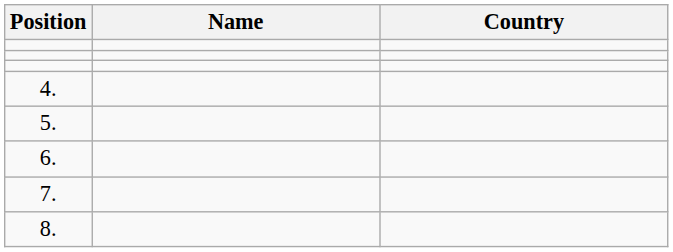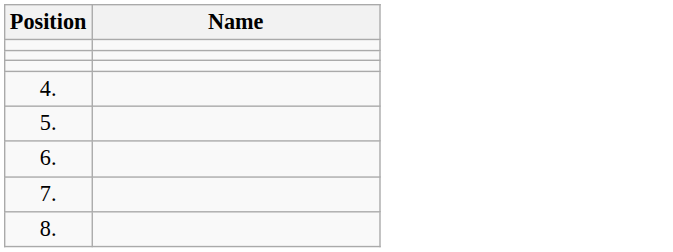- column: (524, 22)
